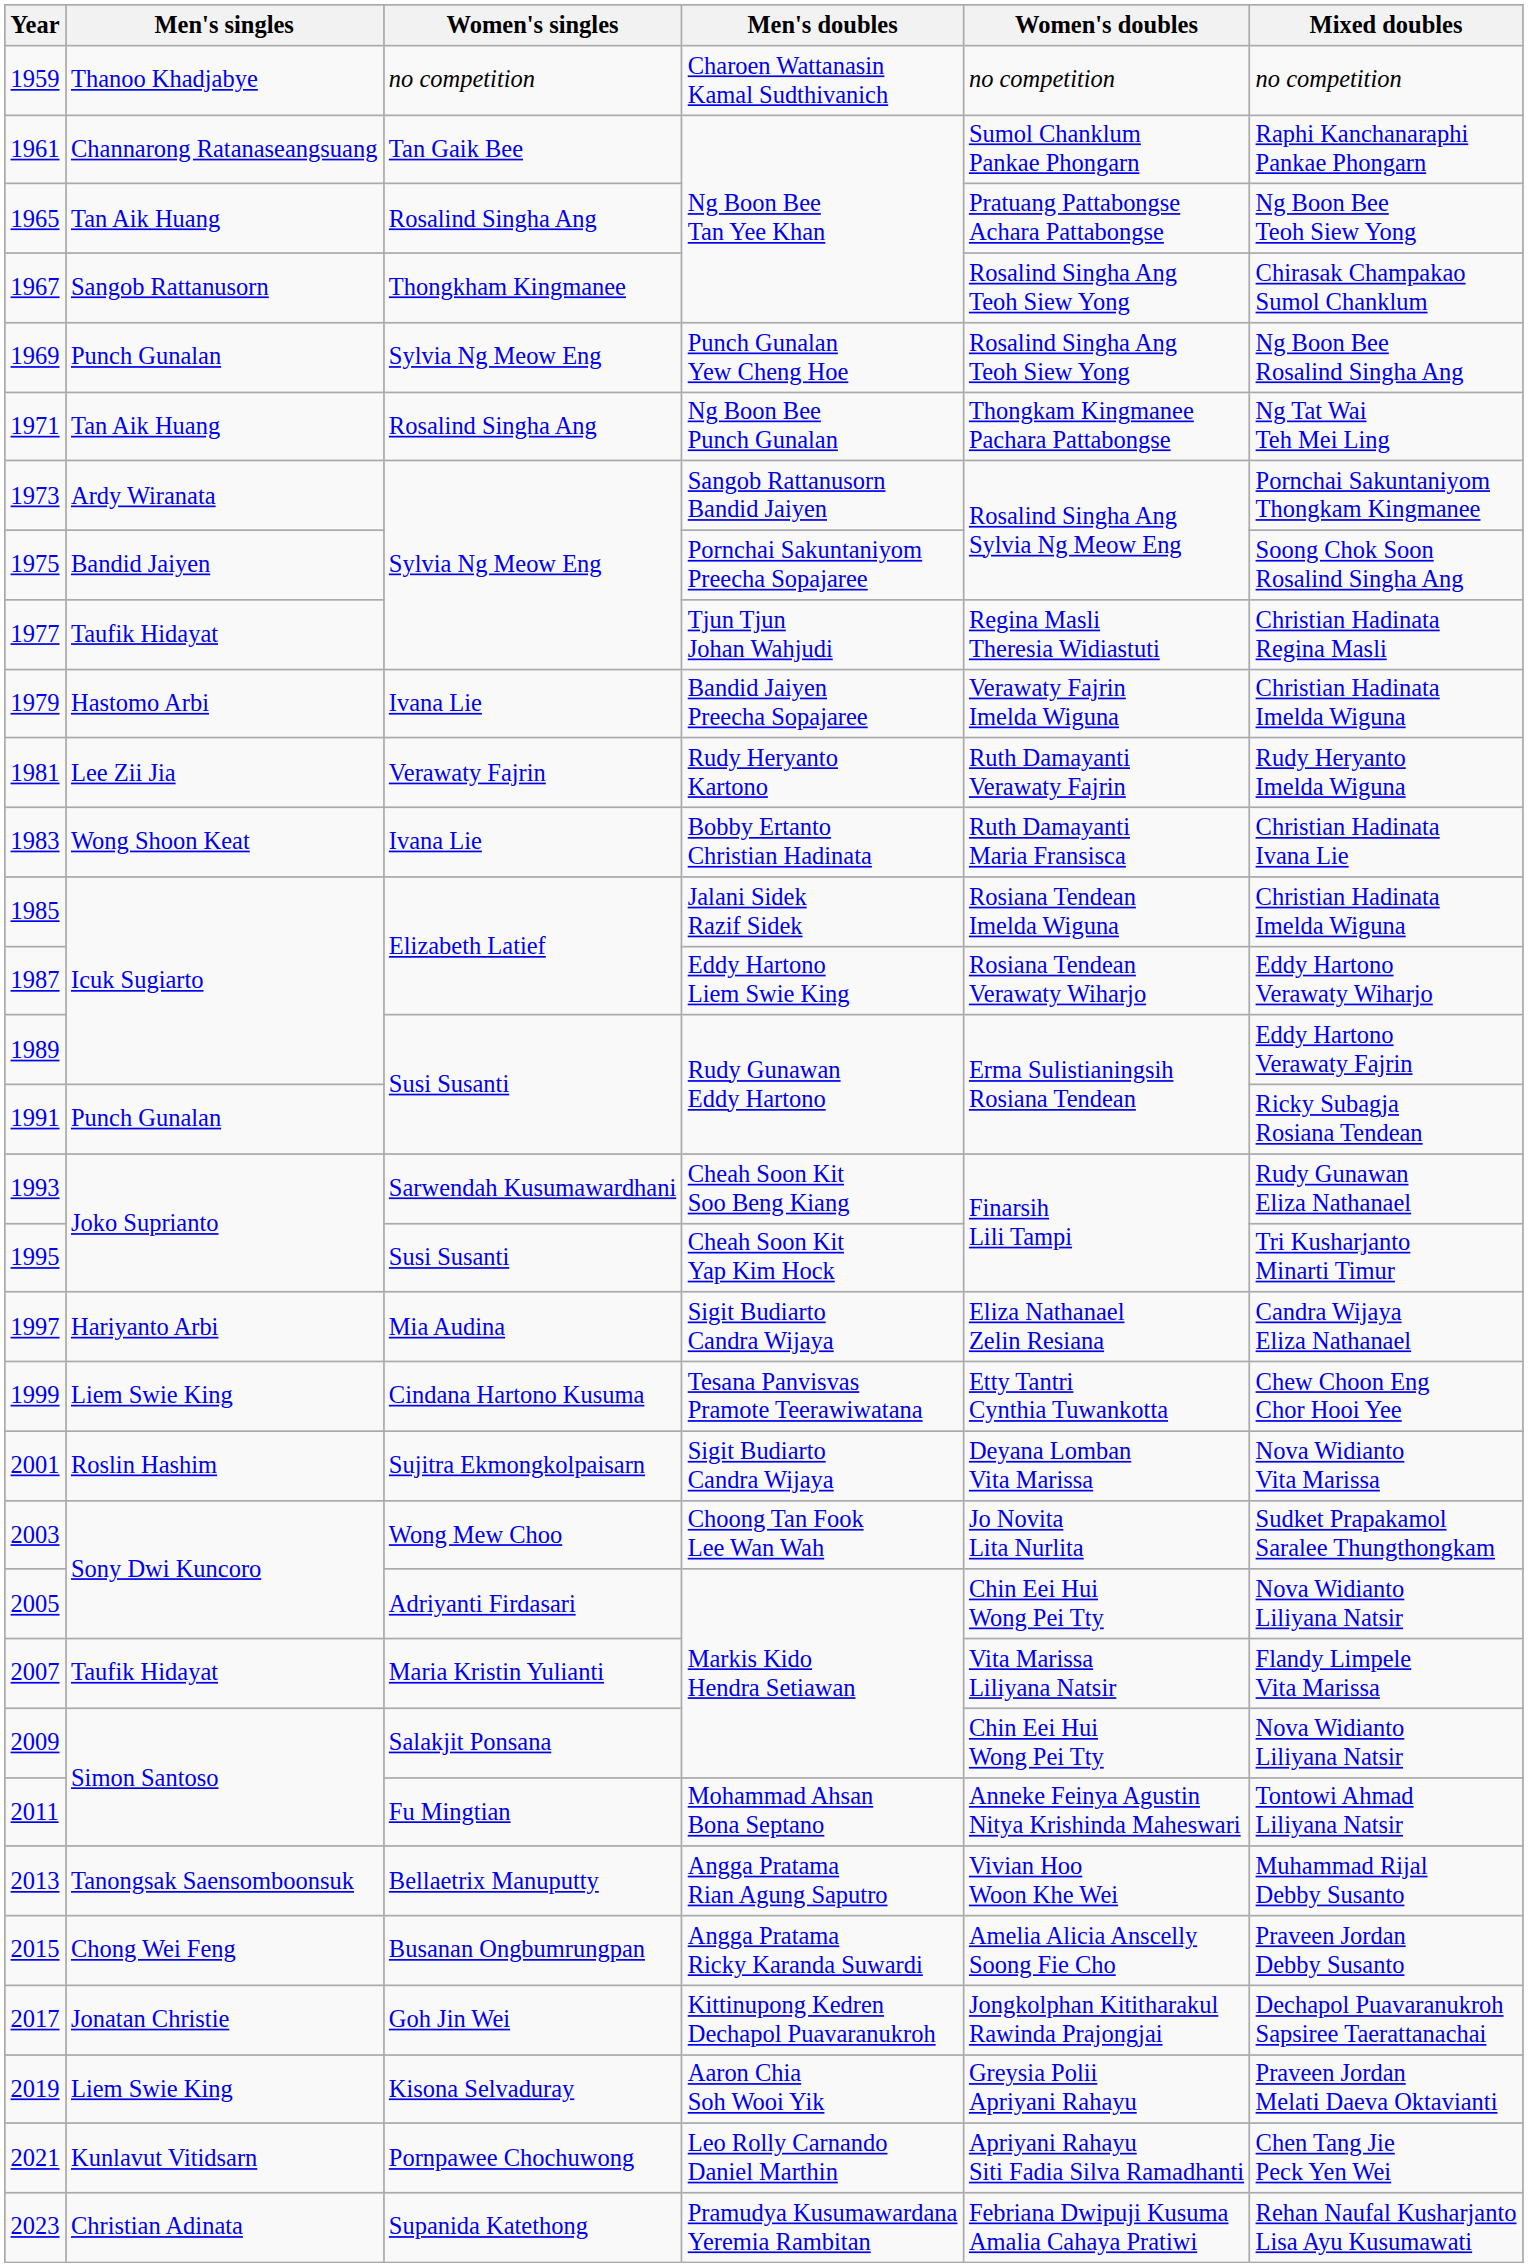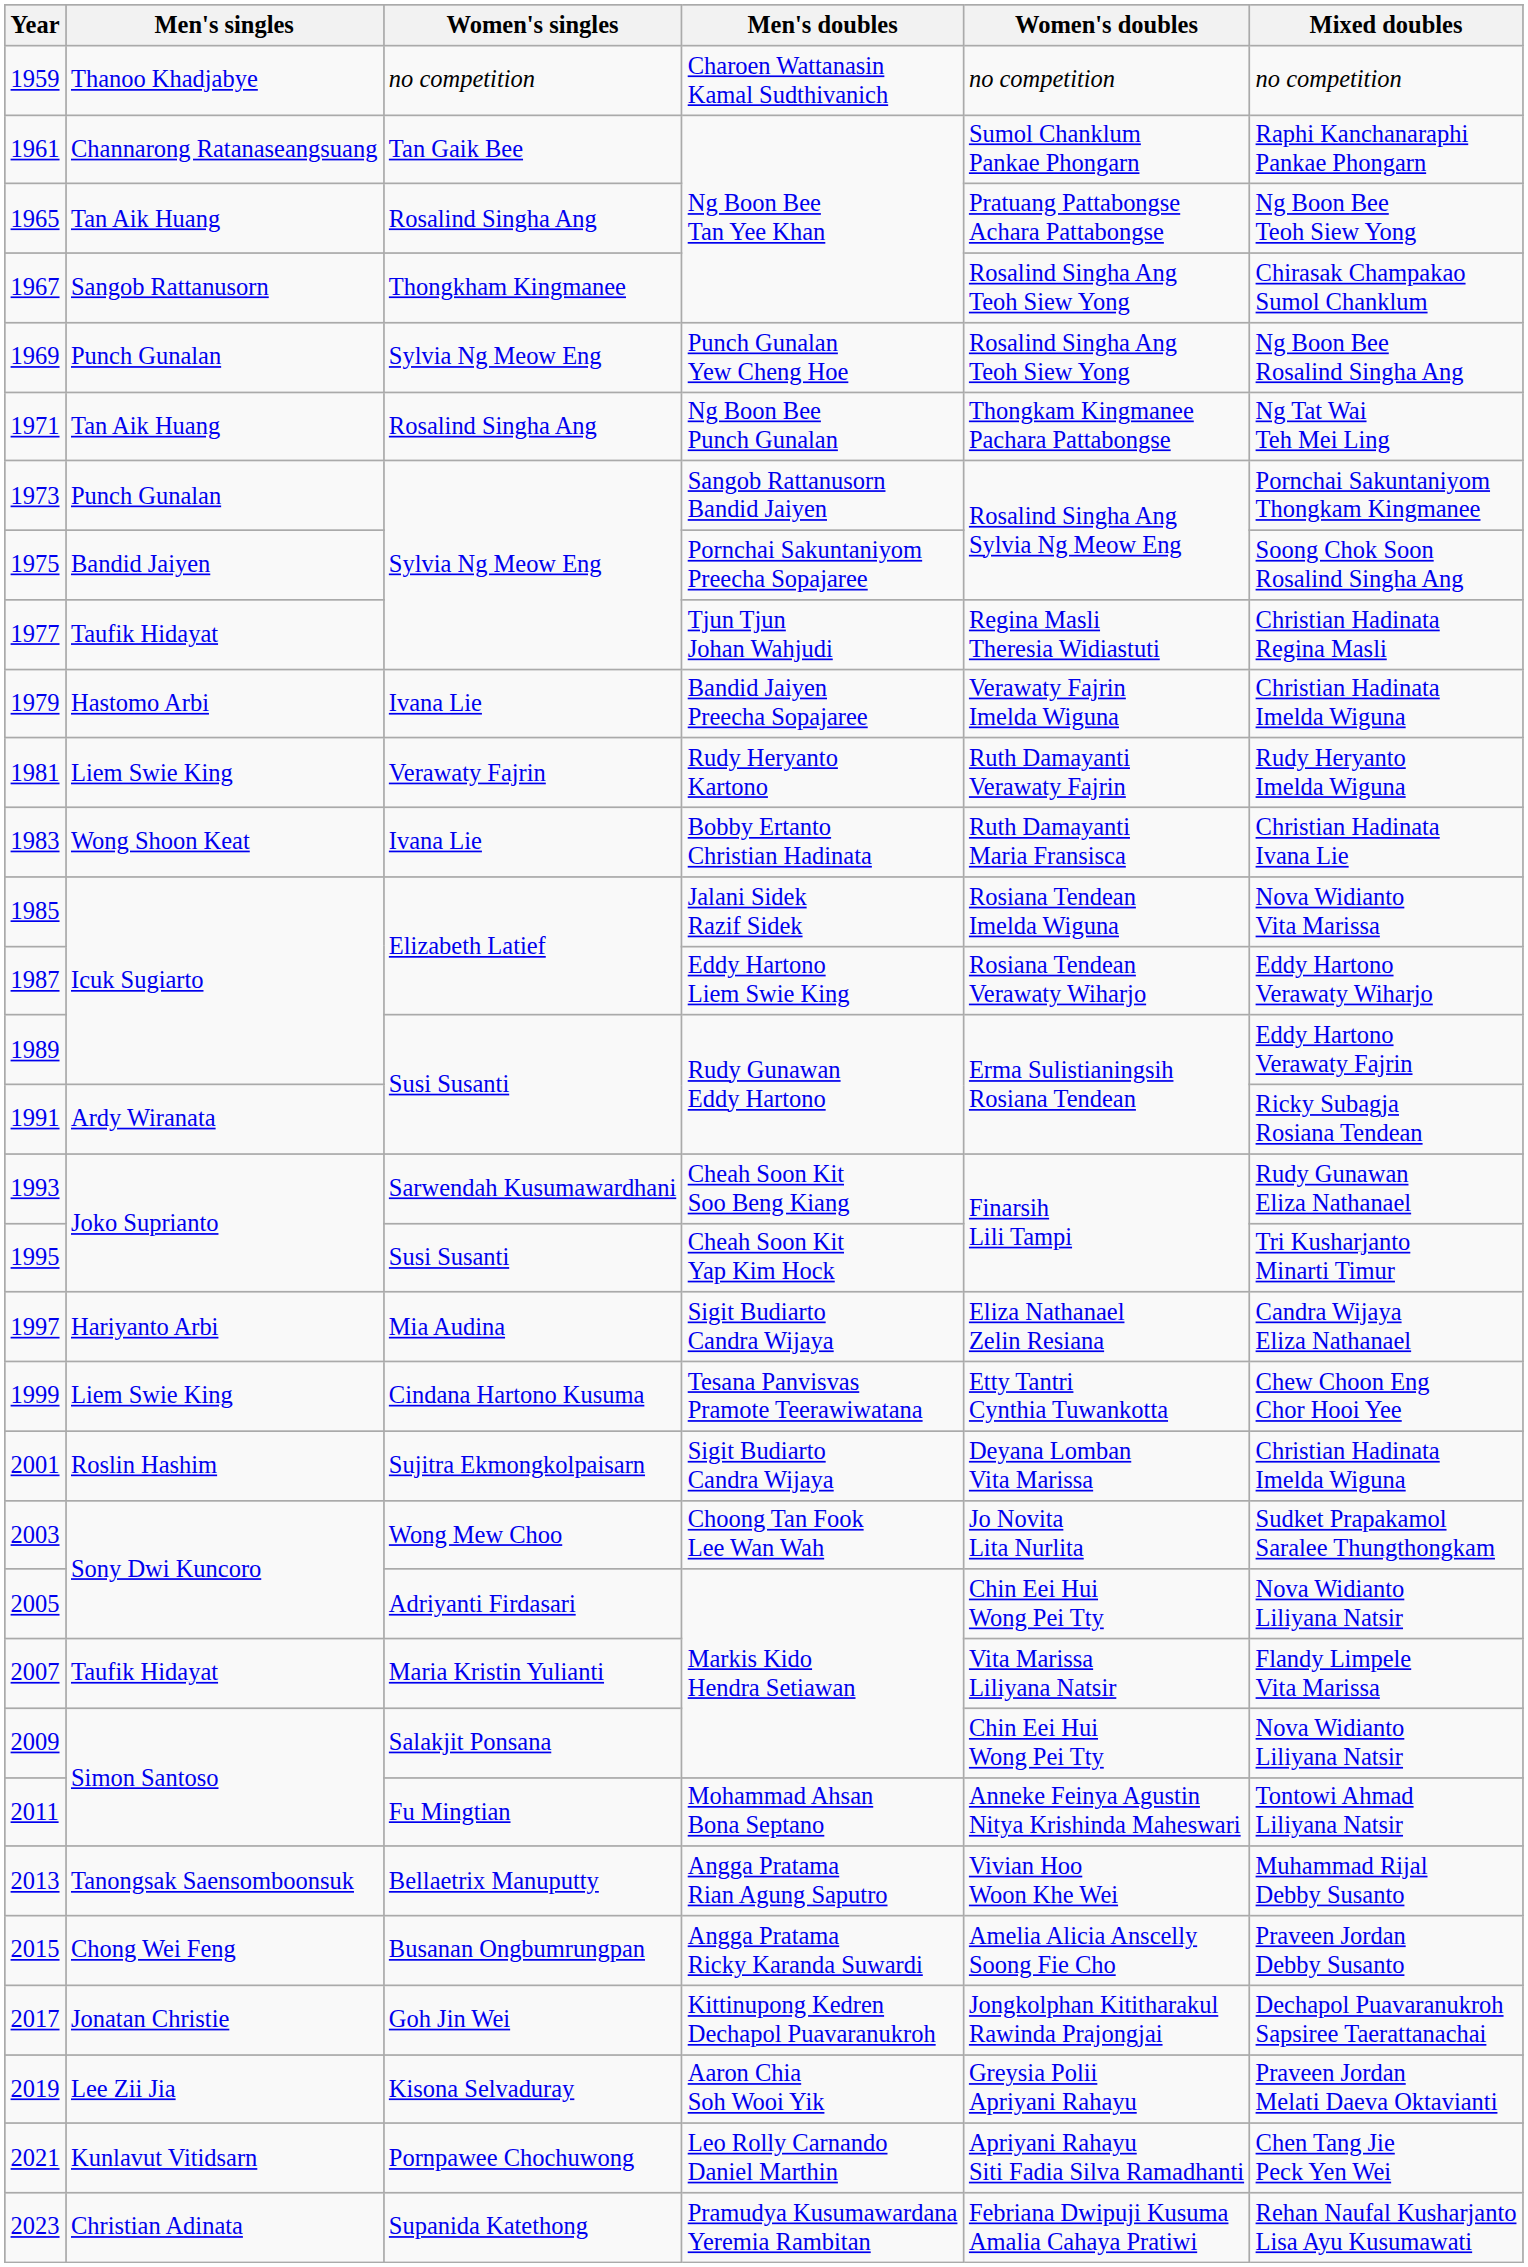(143, 495) Ardy Wiranata -> (146, 495) Punch Gunalan
(123, 772) Lee Zii Jia -> (152, 772) Liem Swie King
(1348, 911) Christian Hadinata Imelda Wiguna -> (1330, 911) Nova Widianto Vita Marissa
(146, 1119) Punch Gunalan -> (143, 1119) Ardy Wiranata
(1330, 1465) Nova Widianto Vita Marissa -> (1348, 1465) Christian Hadinata Imelda Wiguna
(152, 2088) Liem Swie King -> (123, 2088) Lee Zii Jia
